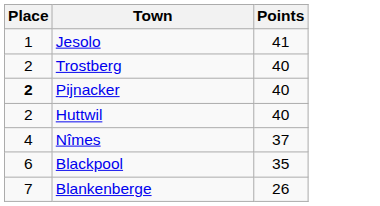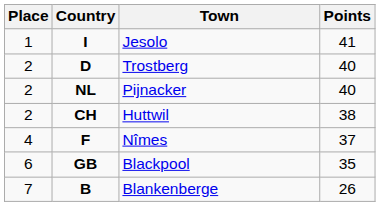+ column: (86, 16)
(28, 90) bold -> (28, 90) normal
(281, 115) 40 -> (347, 115) 38
